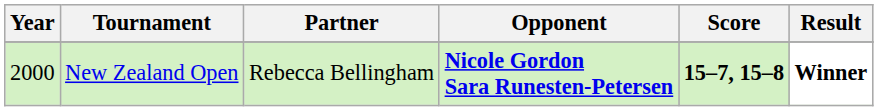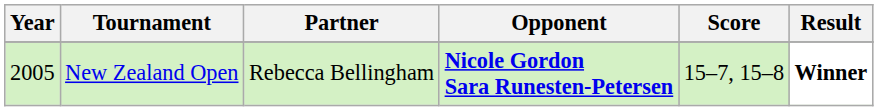(32, 73) 2000 -> (32, 73) 2005
(734, 73) bold -> (734, 73) normal
